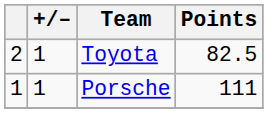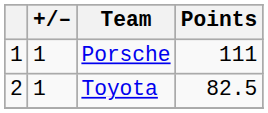rows swapped: (126, 91) <-> (120, 57)
